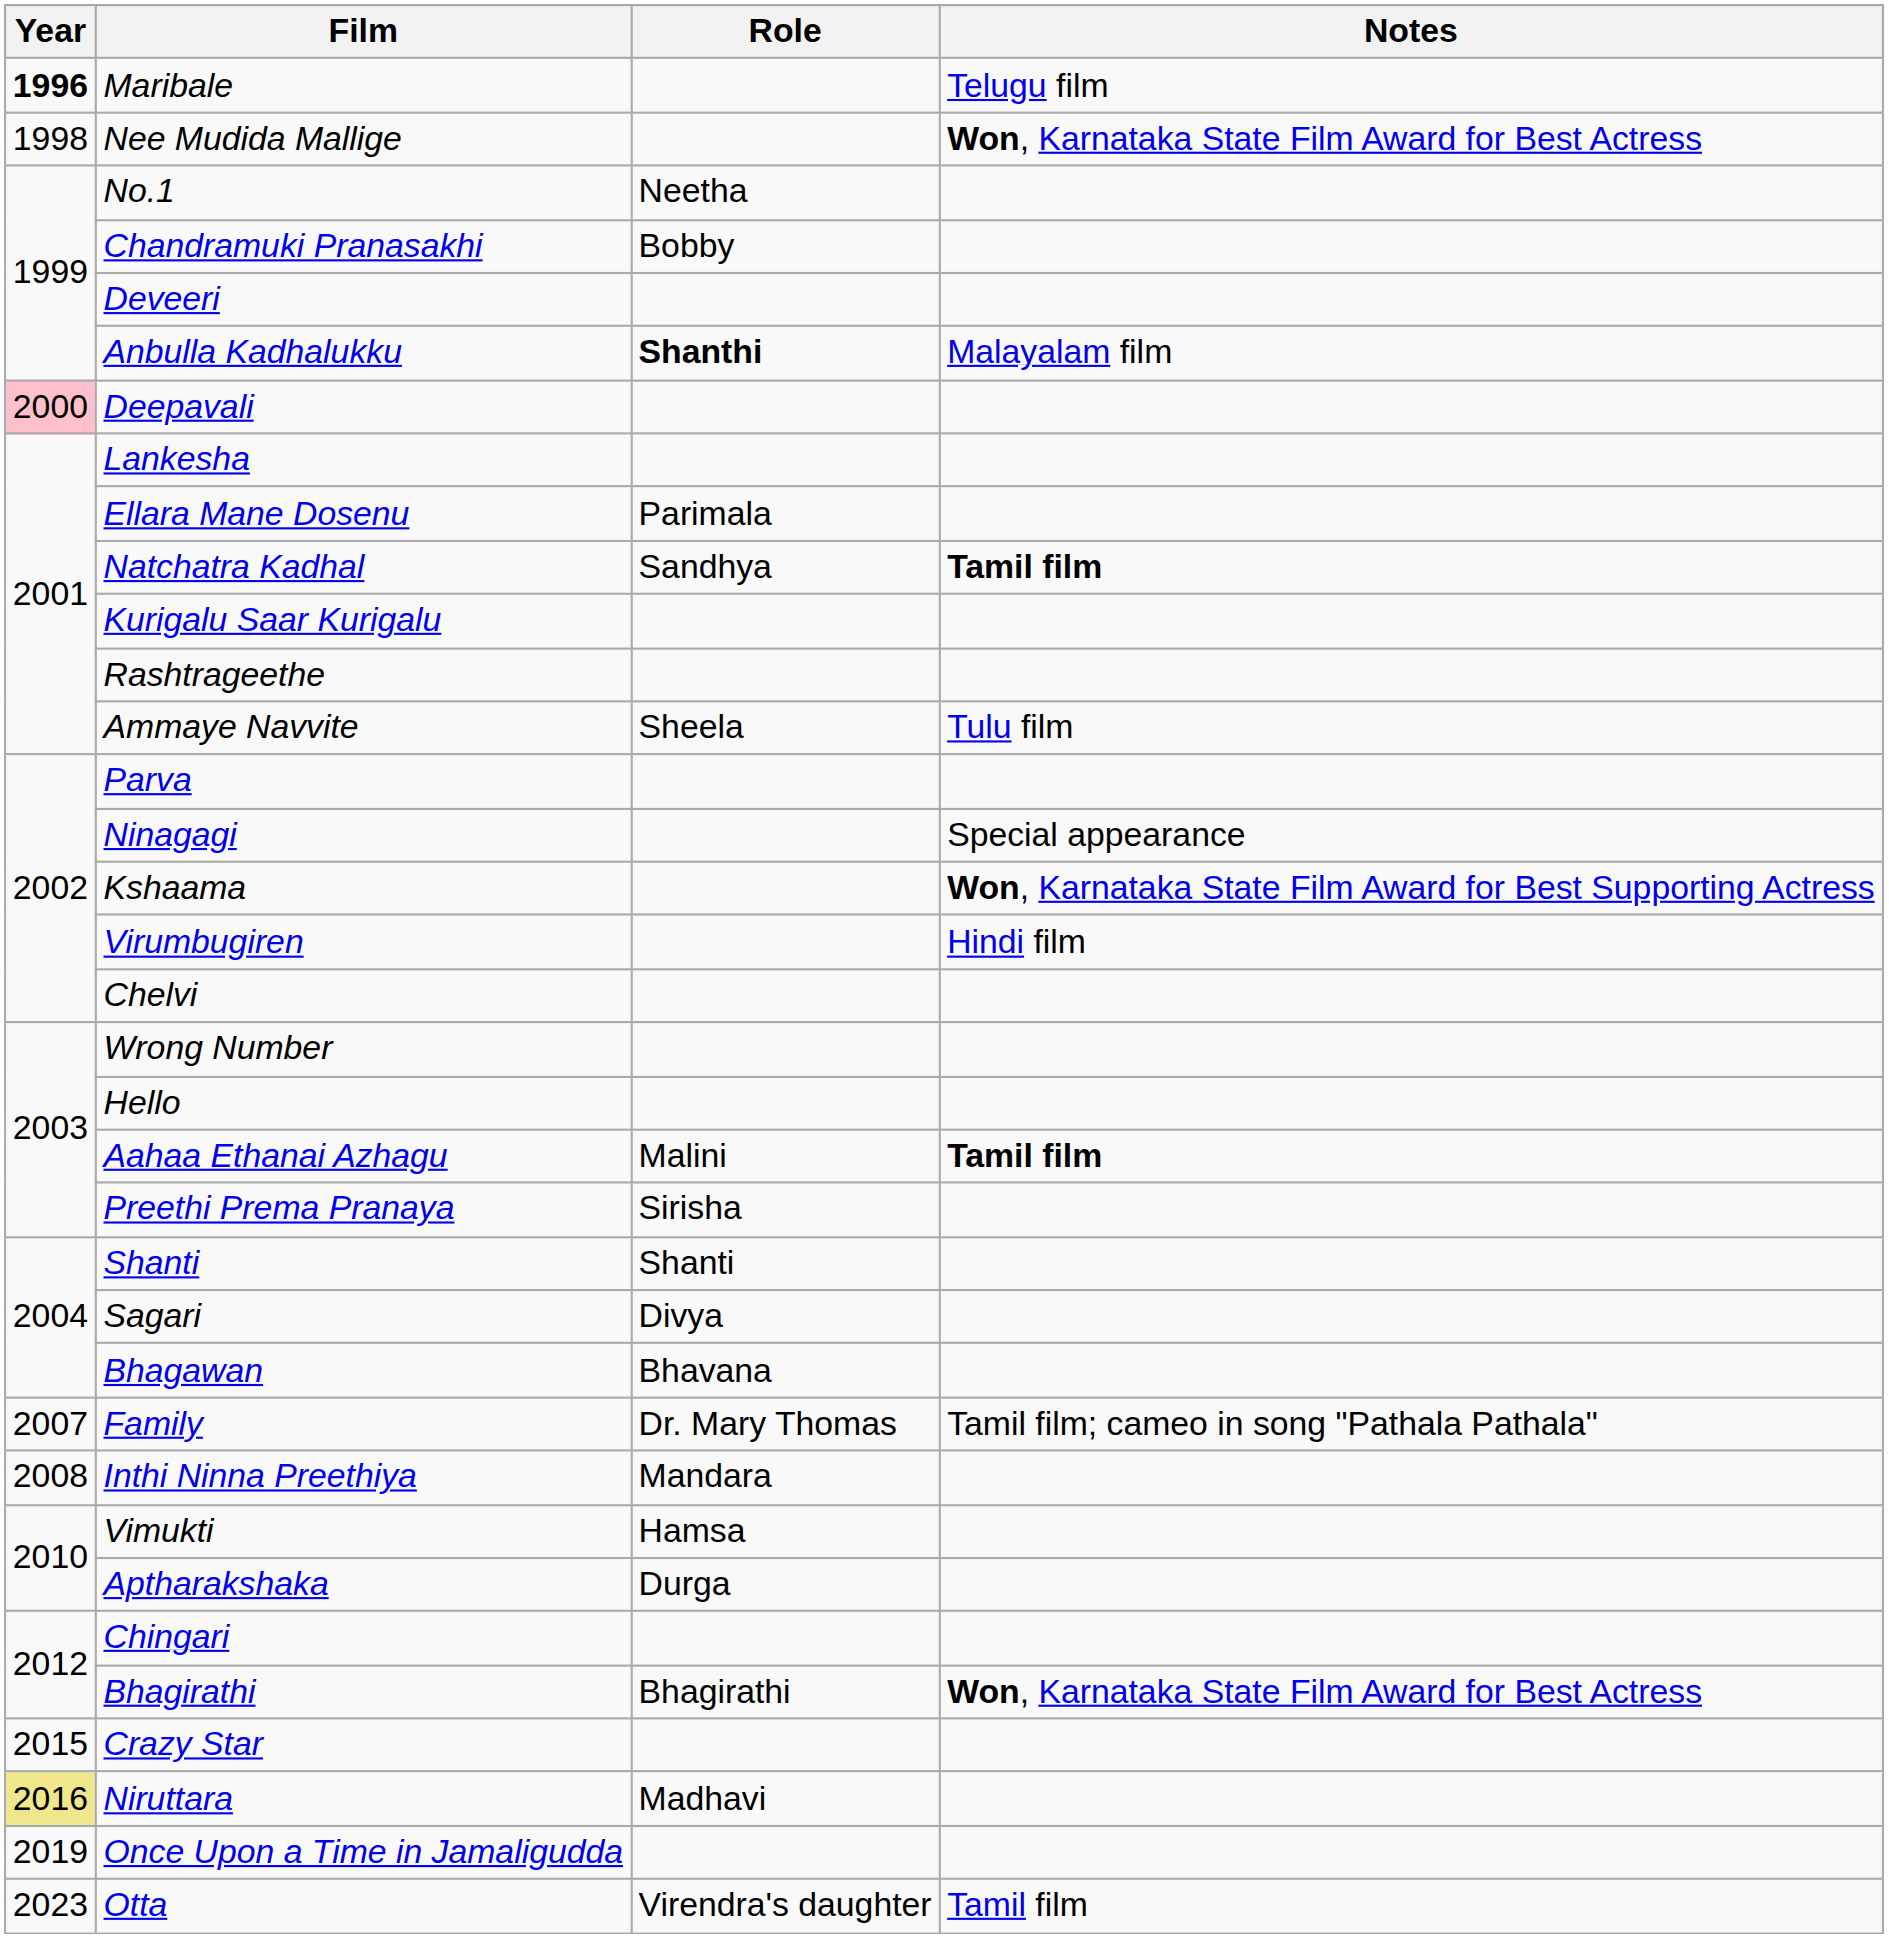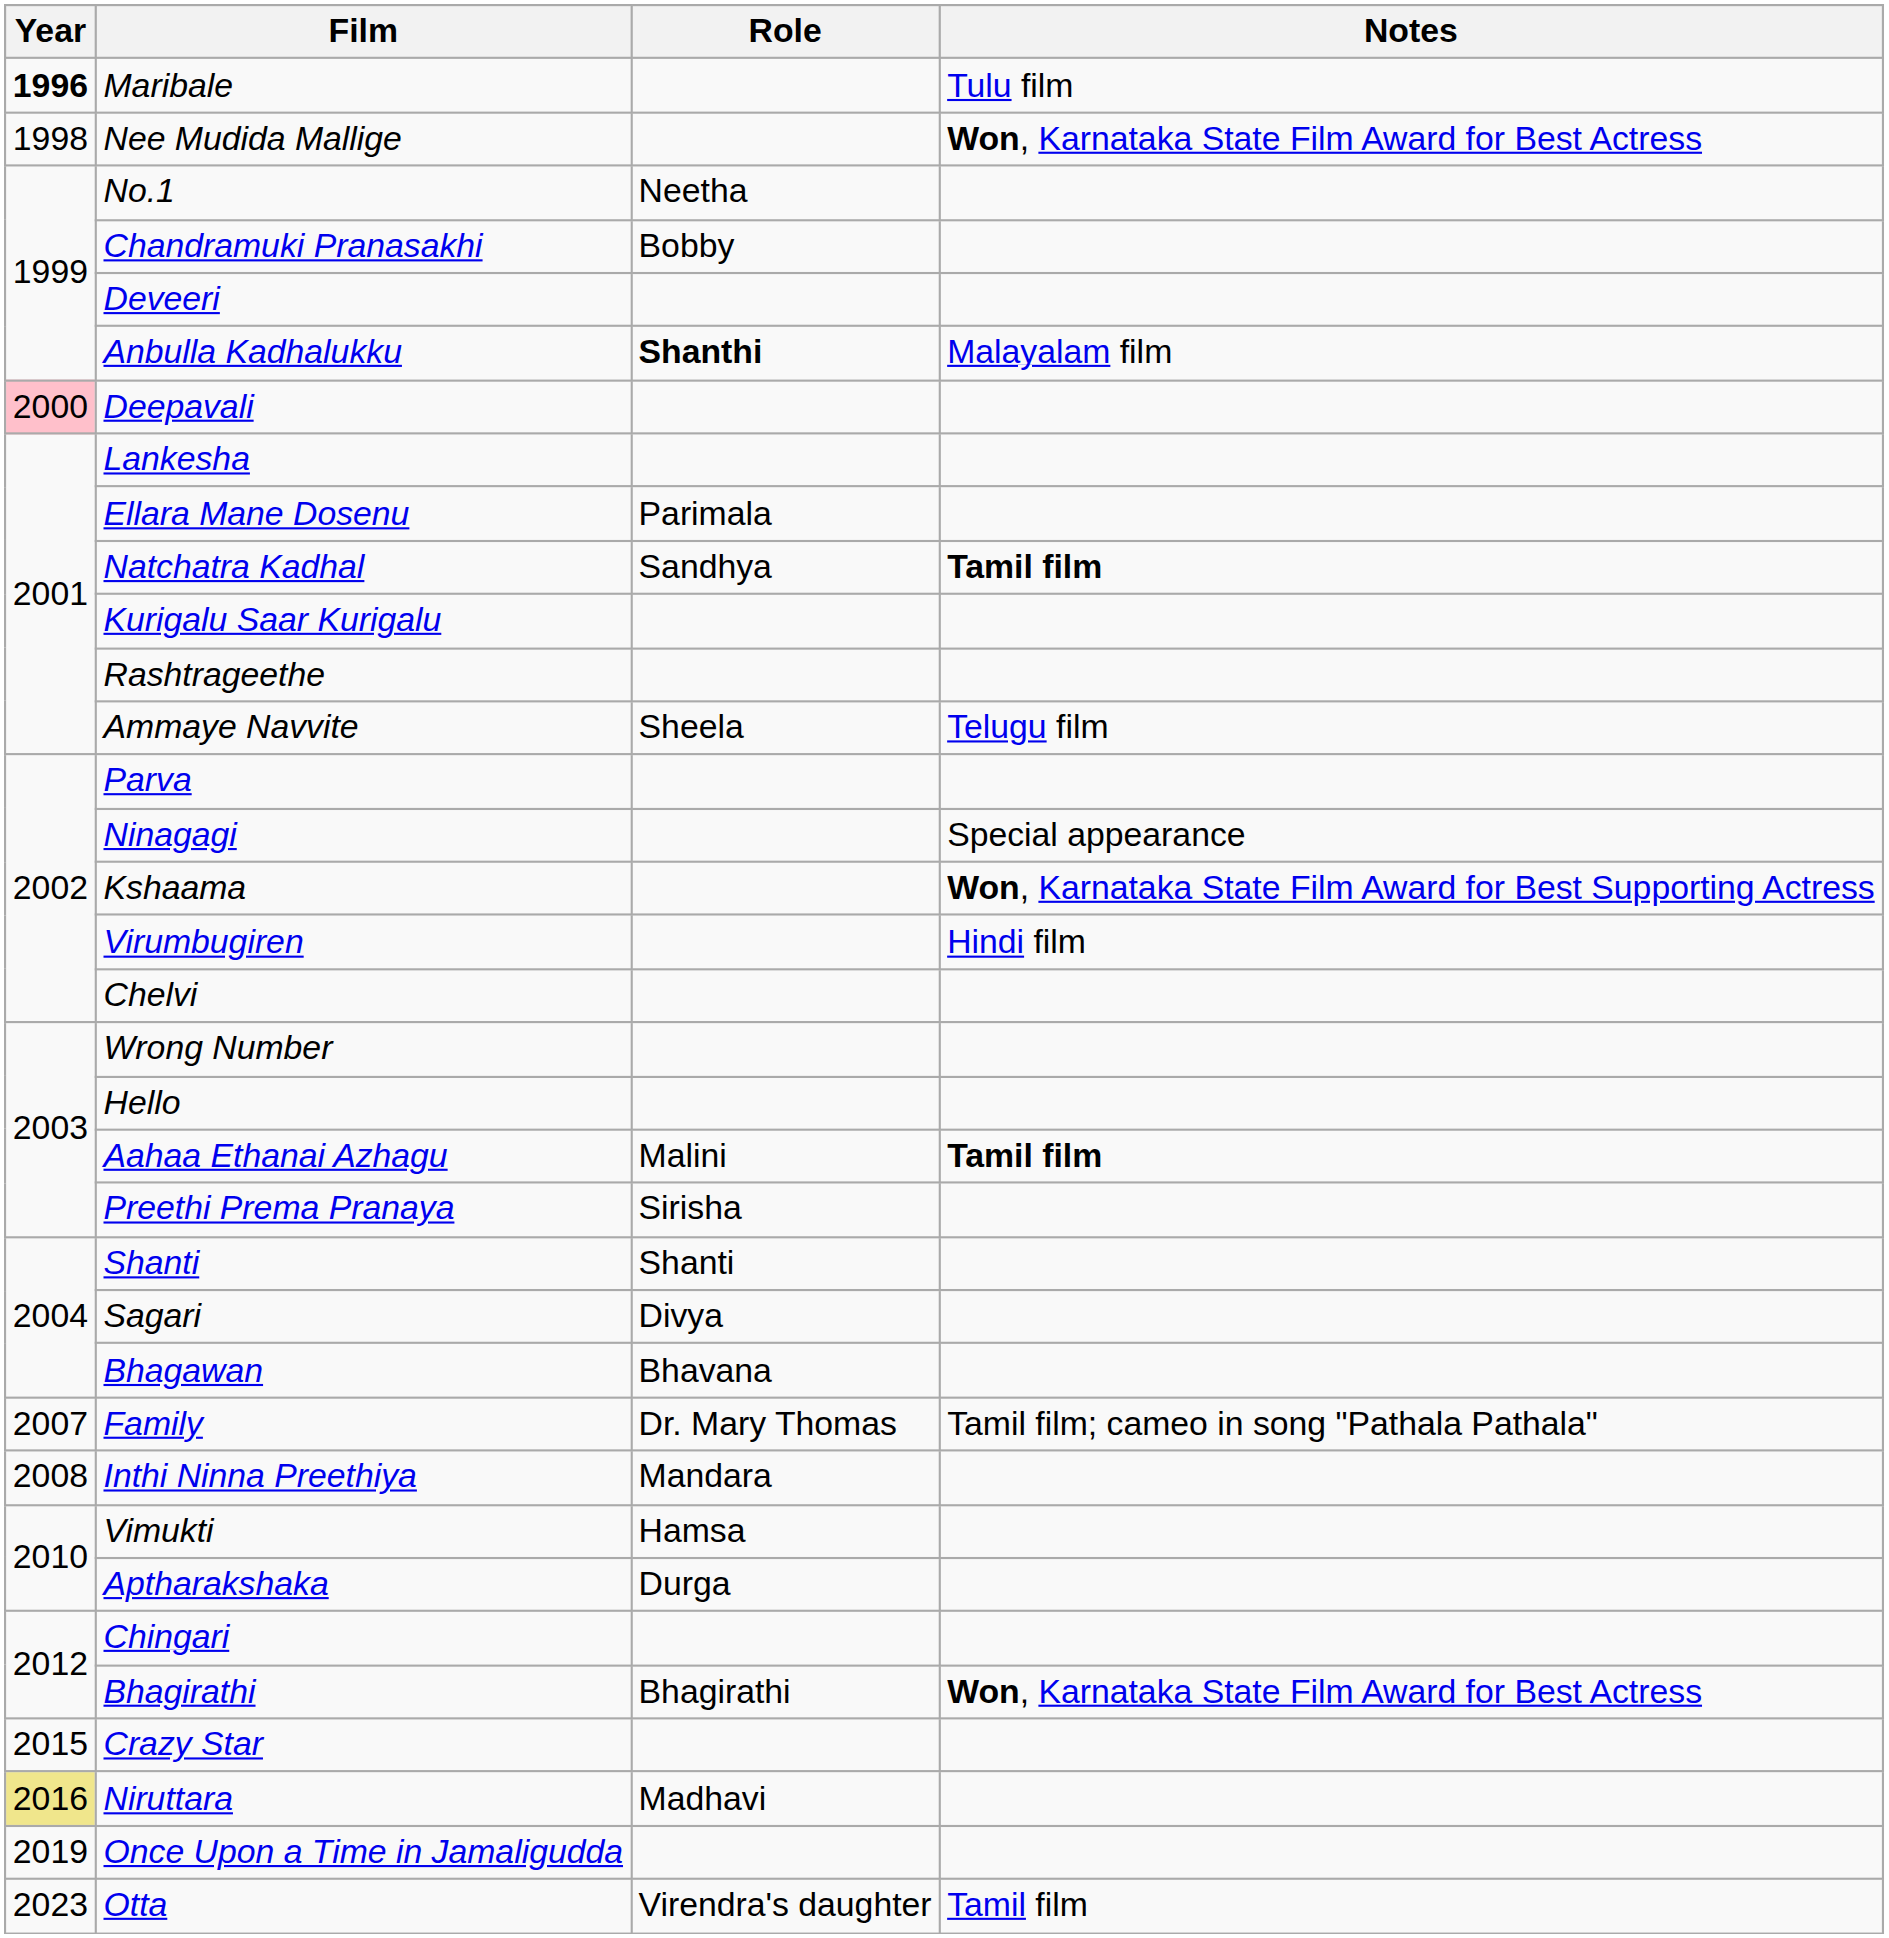(1028, 84) Telugu film -> (1010, 84) Tulu film
(1010, 727) Tulu film -> (1028, 727) Telugu film
